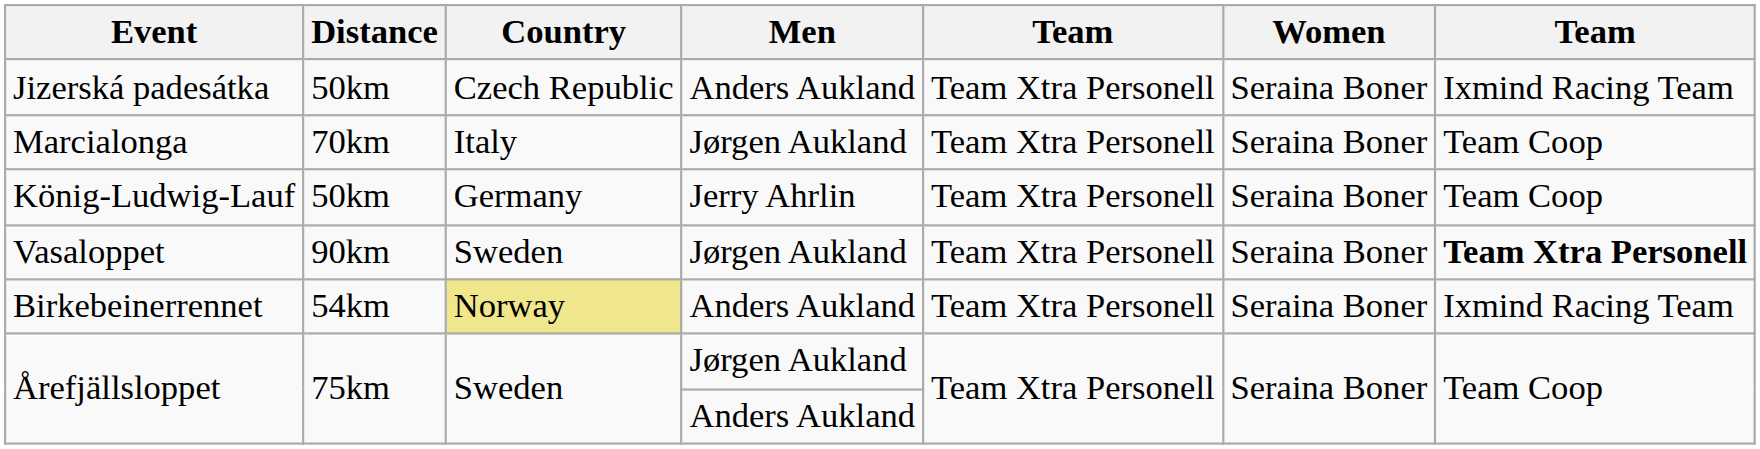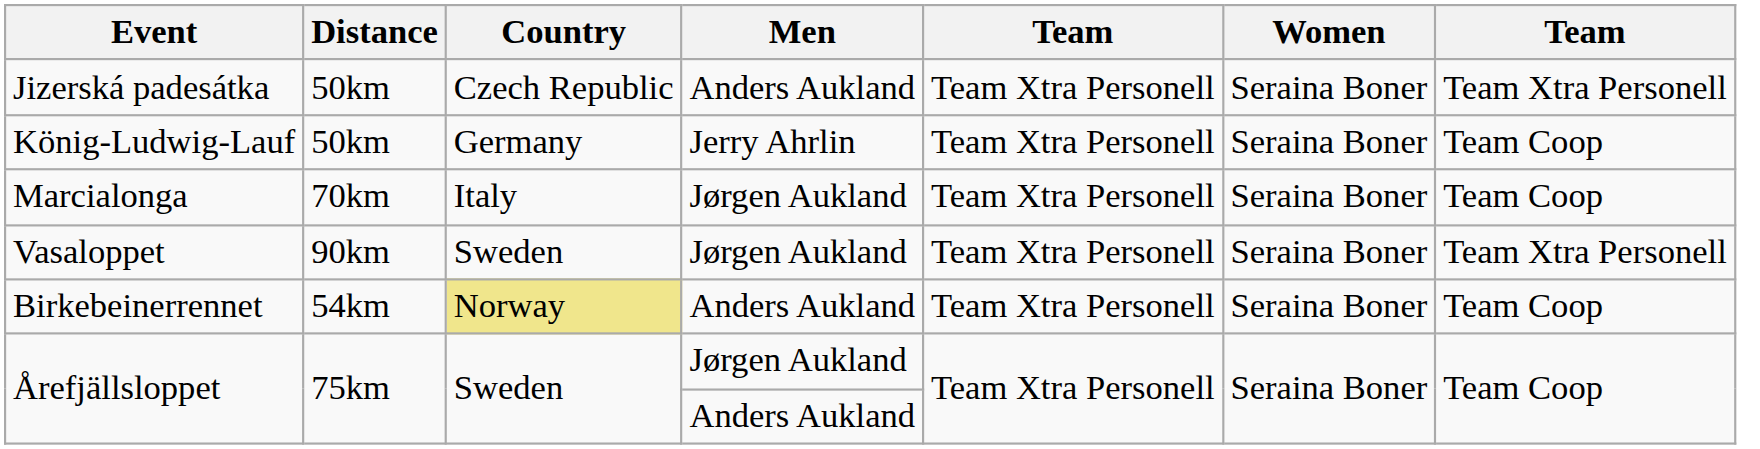(1588, 86) Ixmind Racing Team -> (1585, 86) Team Xtra Personell
rows swapped: (100, 141) <-> (154, 196)
(1595, 251) bold -> (1585, 251) normal
(1588, 305) Ixmind Racing Team -> (1523, 305) Team Coop
